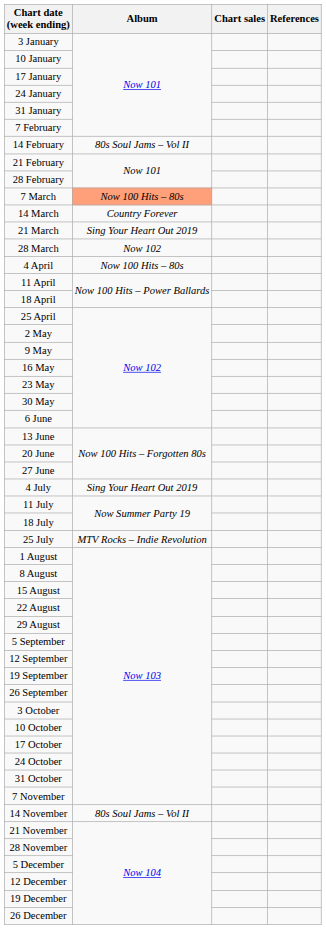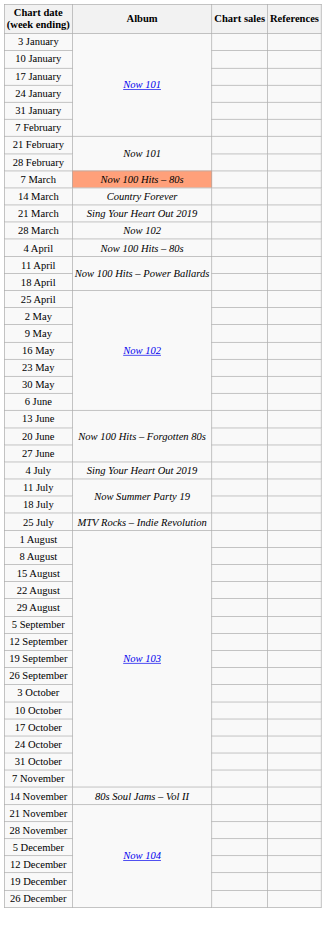- row: (38, 144)
